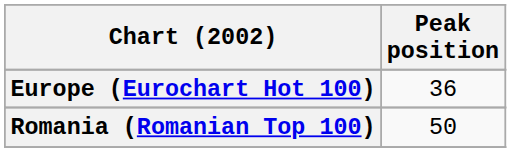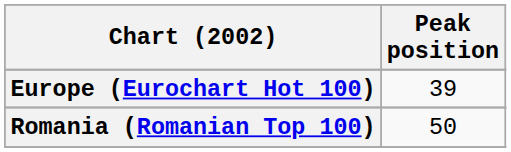(443, 89) 36 -> (443, 89) 39
